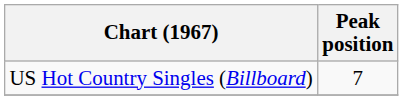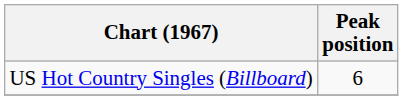(358, 77) 7 -> (358, 77) 6
